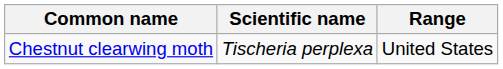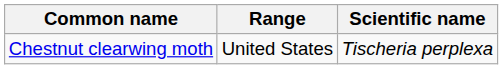columns swapped: (297, 19) <-> (437, 19)
